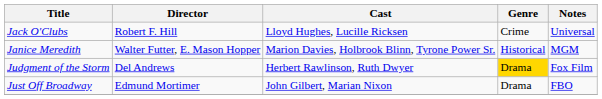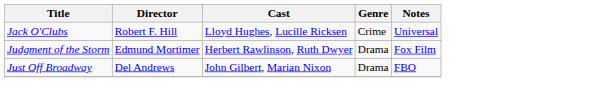- row: (44, 49)
(145, 67) Del Andrews -> (157, 49) Edmund Mortimer
(516, 67) gold background -> (373, 49) no background
(157, 85) Edmund Mortimer -> (145, 67) Del Andrews
